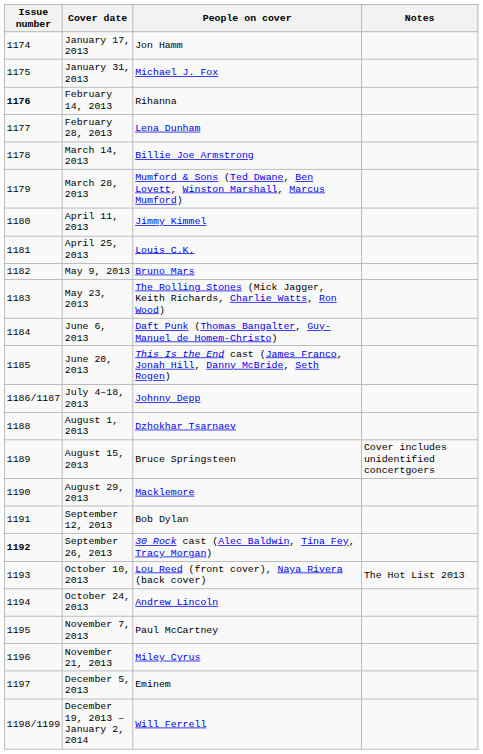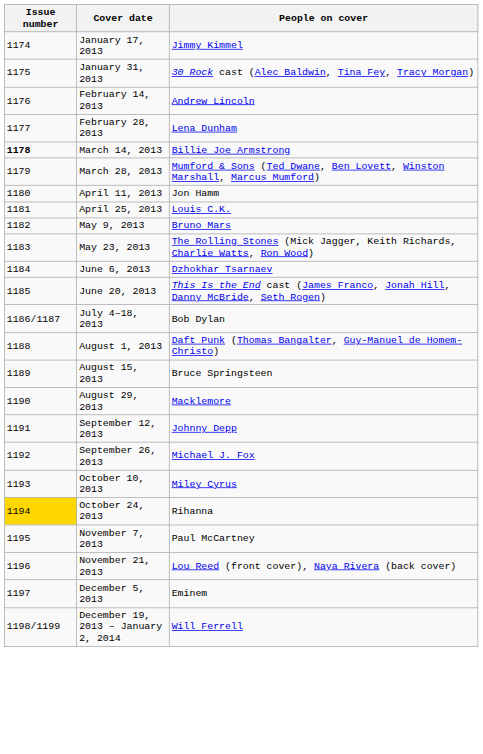- column: (420, 18)
(159, 46) Jon Hamm -> (207, 46) Jimmy Kimmel
(177, 73) Michael J. Fox -> (323, 73) 30 Rock cast (Alec Baldwin, Tina Fey, Tracy Morgan)
(19, 101) bold -> (19, 101) normal
(156, 101) Rihanna -> (213, 101) Andrew Lincoln
(19, 156) normal -> (19, 150) bold
(171, 222) Jimmy Kimmel -> (195, 194) Jon Hamm
(233, 332) Daft Punk (Thomas Bangalter, Guy-Manuel de Homem-Christo) -> (222, 269) Dzhokhar Tsarnaev
(168, 398) Johnny Depp -> (198, 319) Bob Dylan
(186, 426) Dzhokhar Tsarnaev -> (317, 346) Daft Punk (Thomas Bangalter, Guy-Manuel de Homem-Christo)
(162, 520) Bob Dylan -> (204, 429) Johnny Depp
(19, 547) bold -> (19, 456) normal
(245, 547) 30 Rock cast (Alec Baldwin, Tina Fey, Tracy Morgan) -> (213, 456) Michael J. Fox
(239, 575) Lou Reed (front cover), Naya Rivera (back cover) -> (204, 484) Miley Cyrus
(19, 602) no background -> (19, 511) gold background
(177, 602) Andrew Lincoln -> (192, 511) Rihanna
(168, 657) Miley Cyrus -> (314, 566) Lou Reed (front cover), Naya Rivera (back cover)
